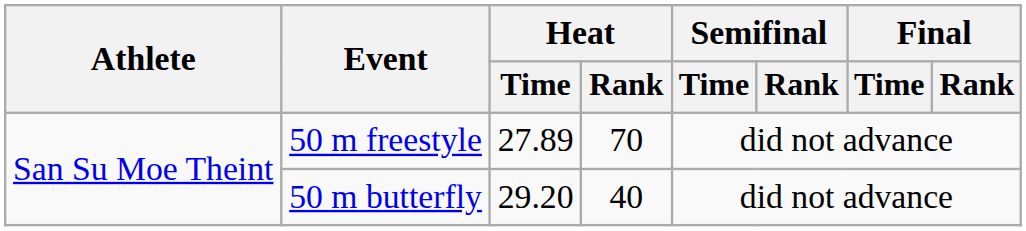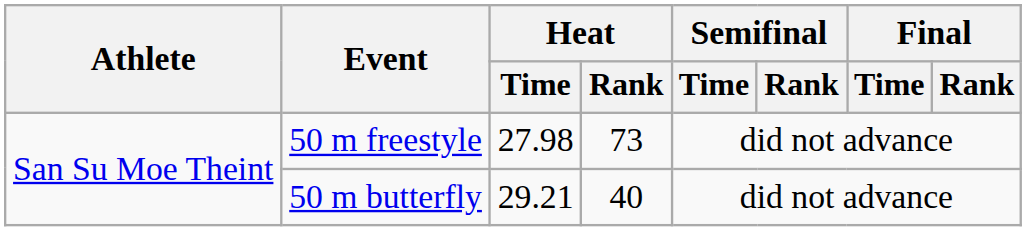(536, 140) 27.89 -> (536, 140) 27.98
(626, 140) 70 -> (626, 140) 73
(536, 196) 29.20 -> (536, 196) 29.21
